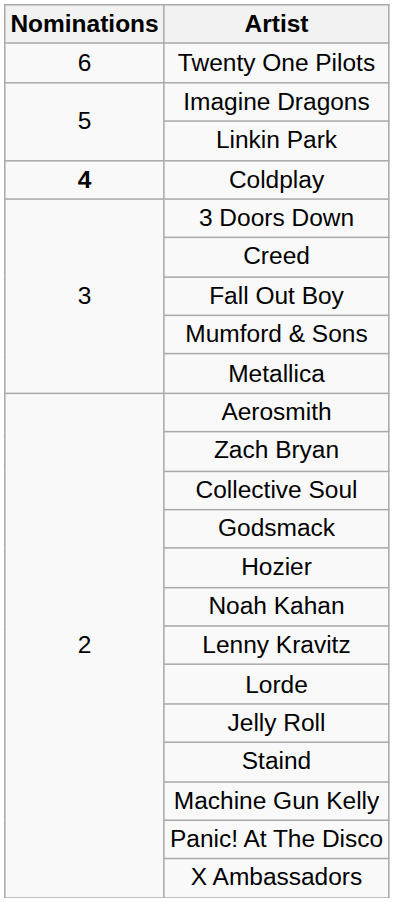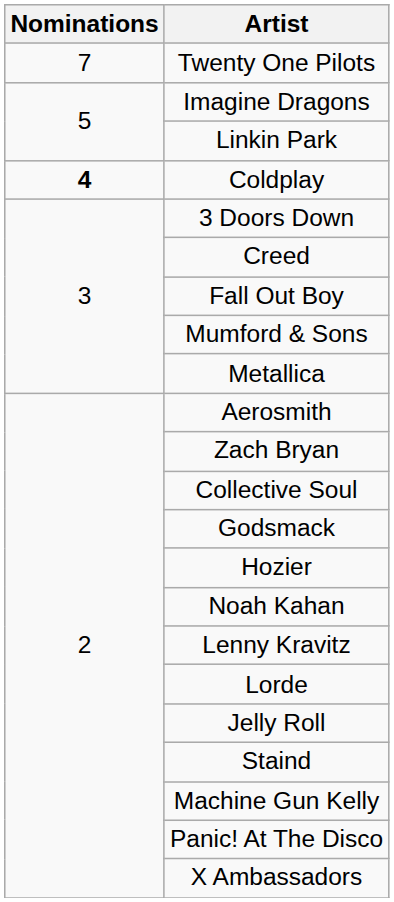(85, 62) 6 -> (85, 62) 7
